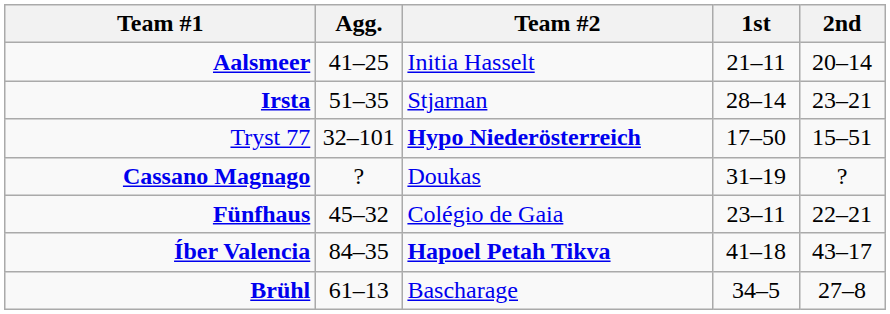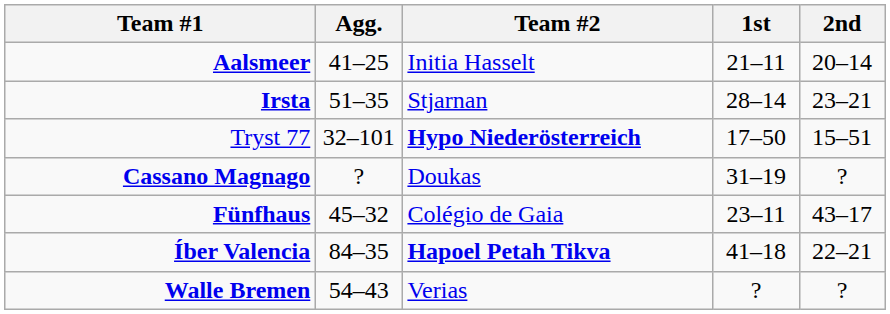(842, 213) 22–21 -> (842, 213) 43–17
(842, 251) 43–17 -> (842, 251) 22–21
- row: (280, 289)
+ row: (238, 289)
